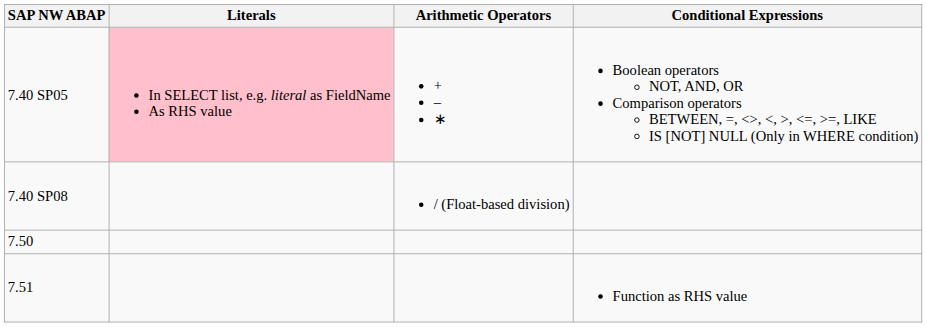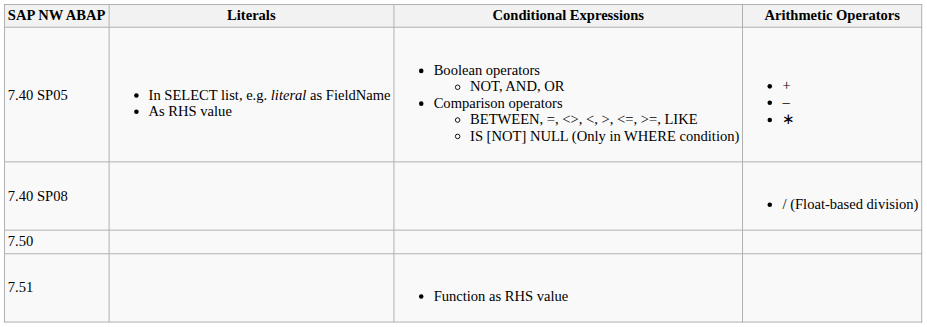columns swapped: (483, 16) <-> (747, 16)
(251, 103) pink background -> (251, 103) no background
